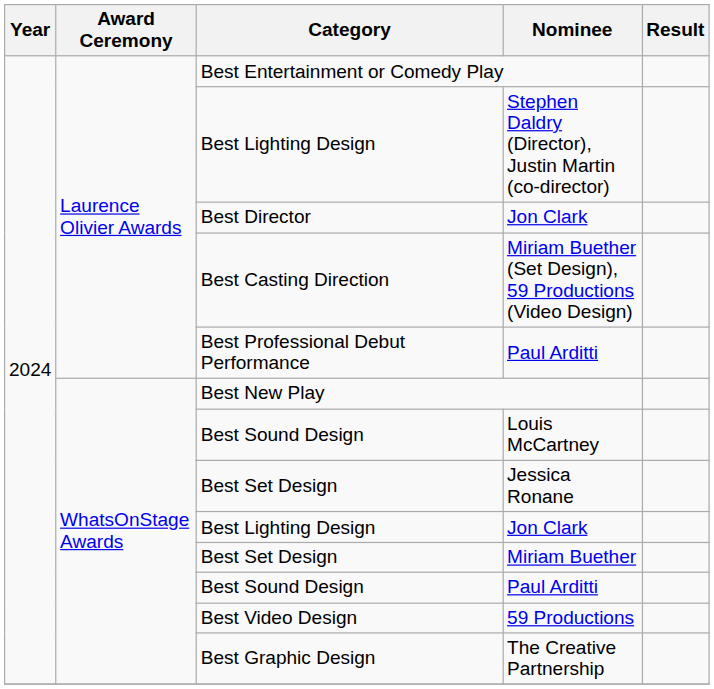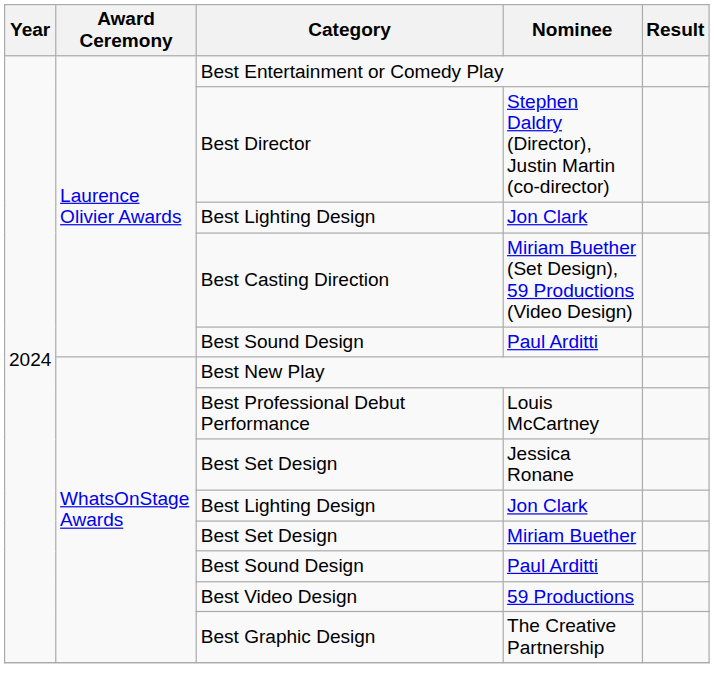(288, 144) Best Lighting Design -> (256, 144) Best Director
(256, 217) Best Director -> (288, 217) Best Lighting Design
(303, 352) Best Professional Debut Performance -> (282, 341) Best Sound Design
(282, 434) Best Sound Design -> (303, 413) Best Professional Debut Performance
